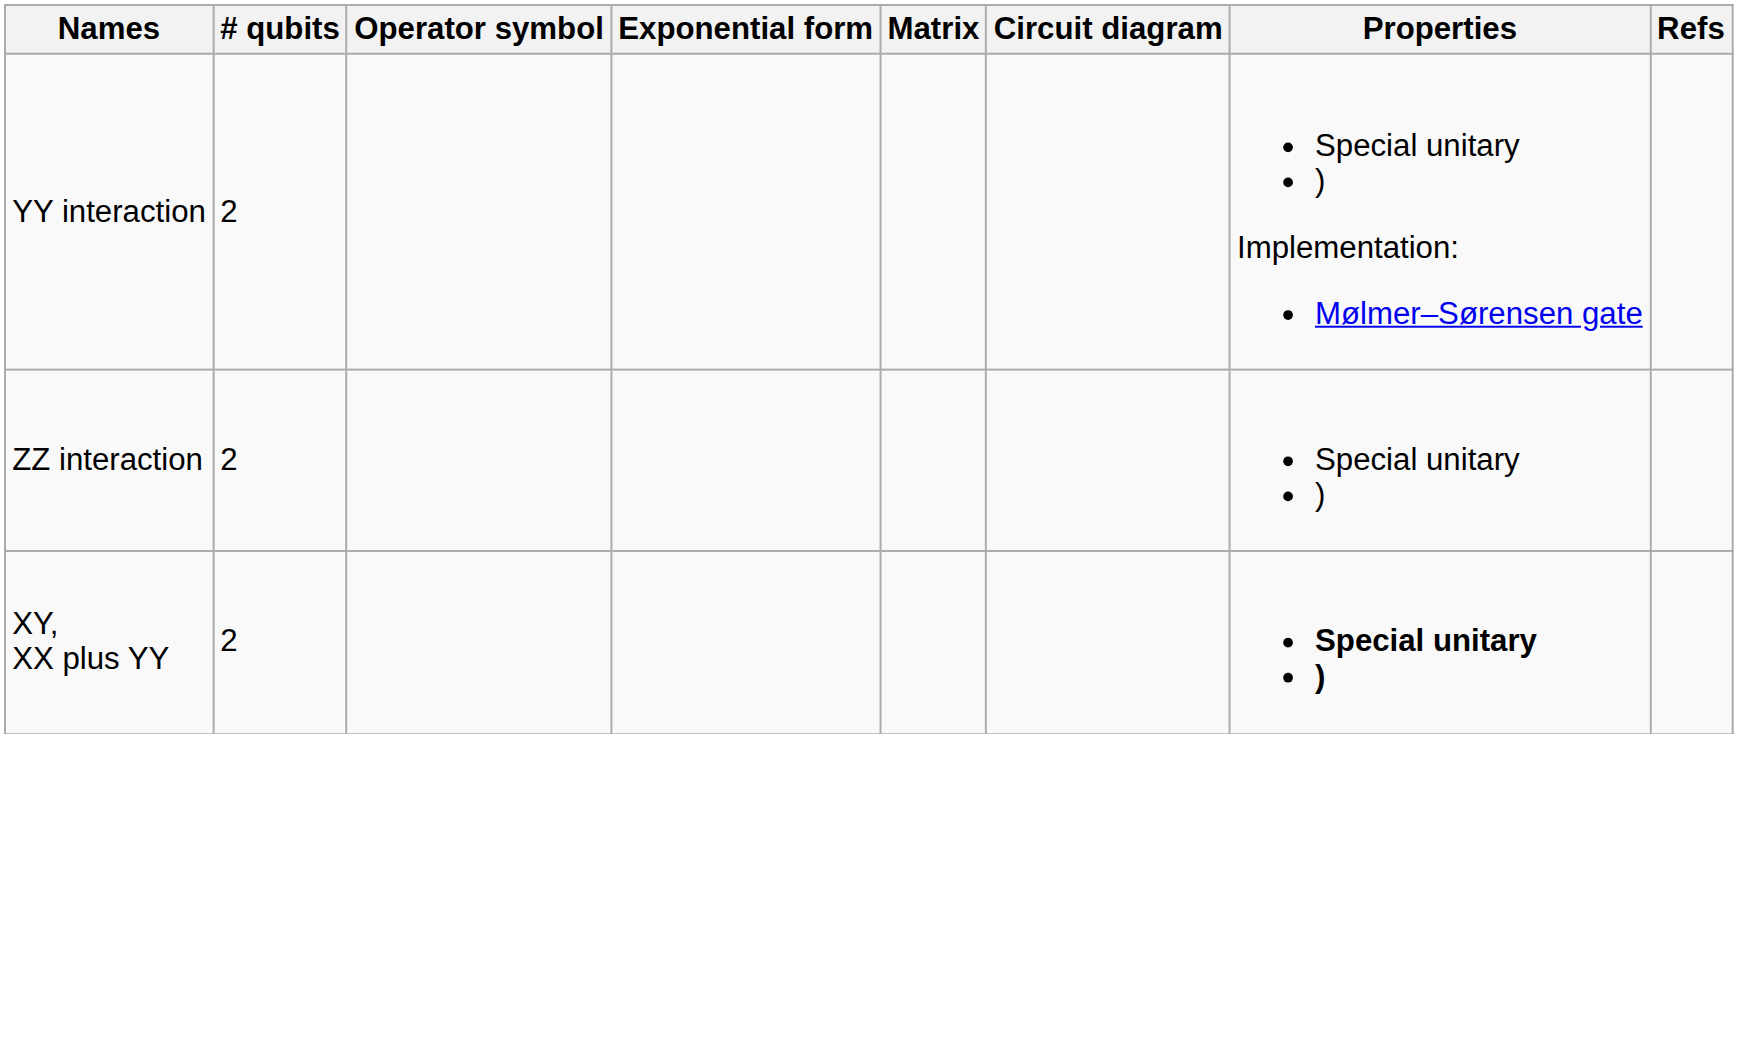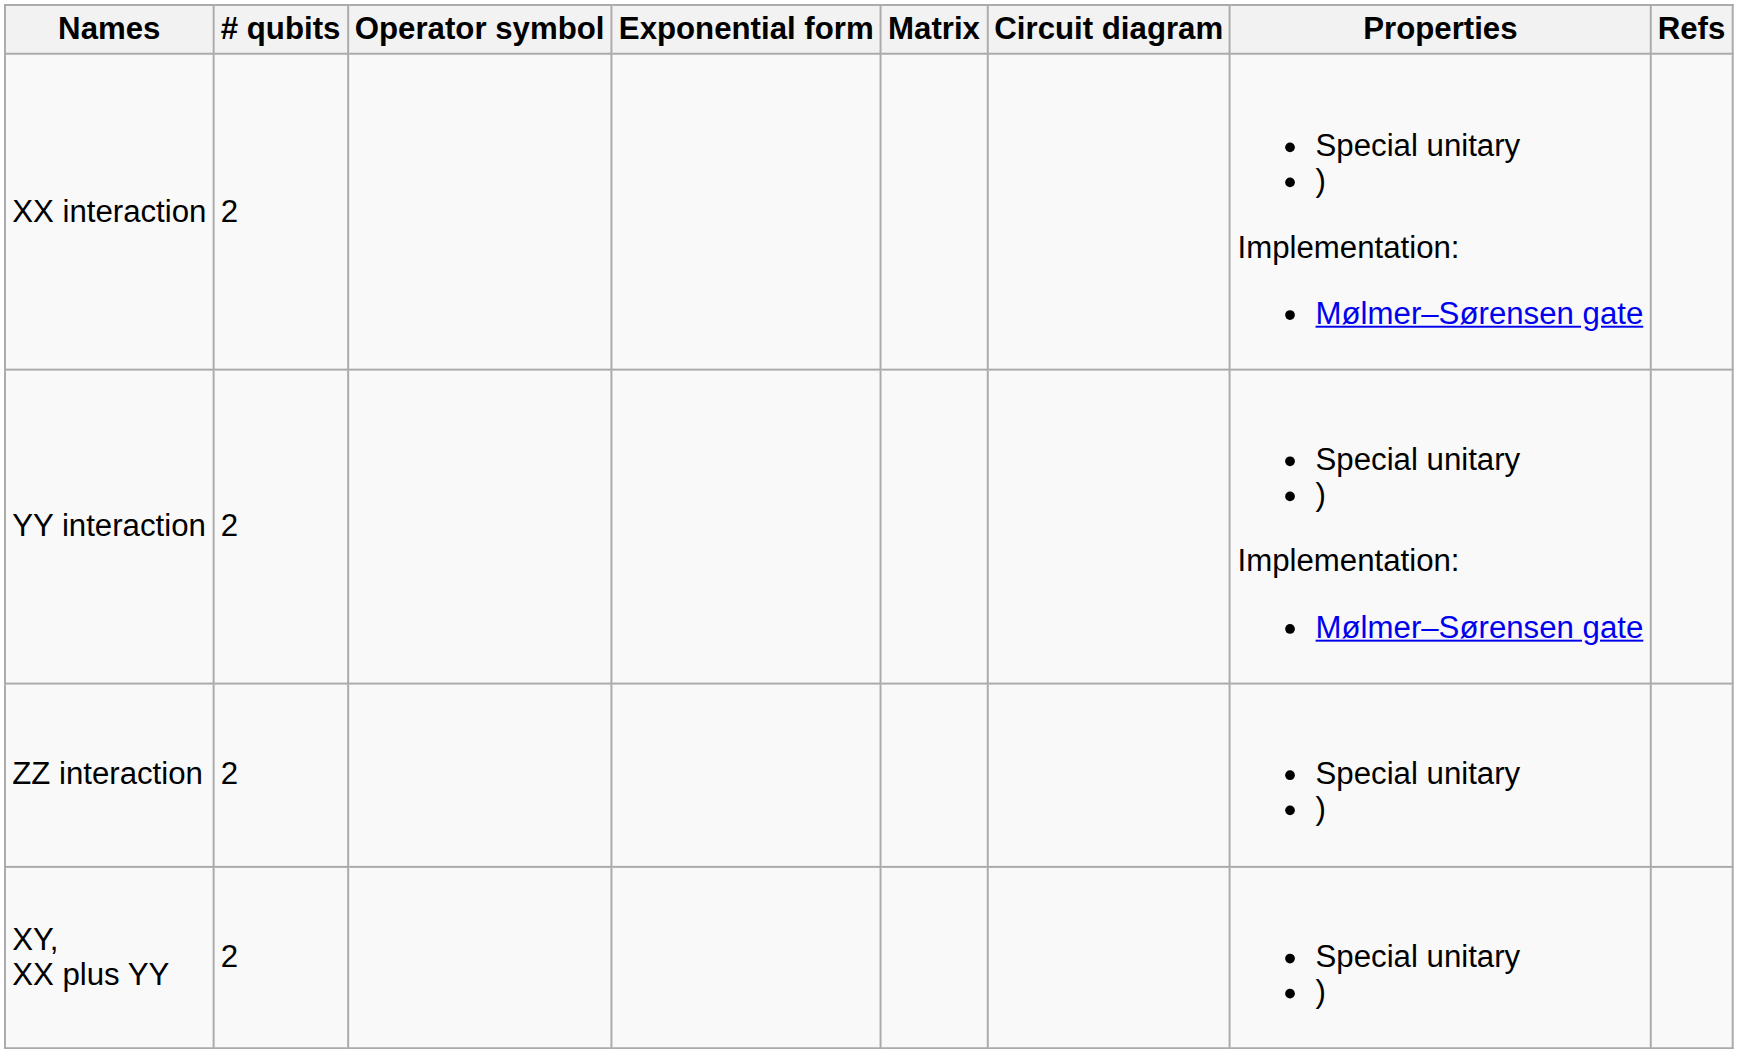+ row: (109, 211)
(1440, 660) bold -> (1440, 974) normal
